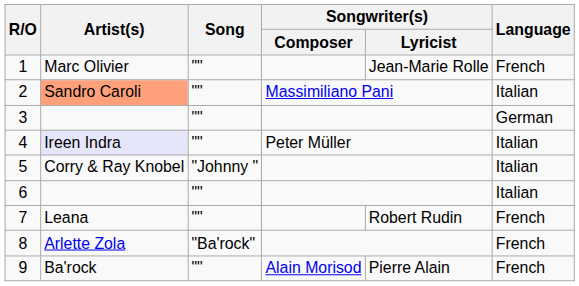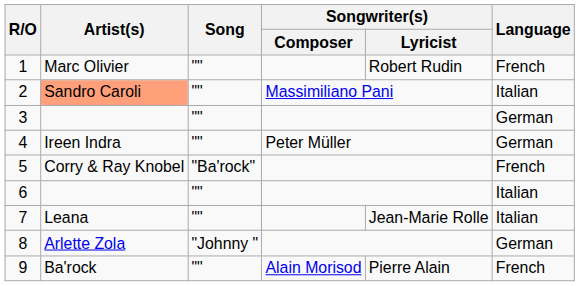(429, 67) Jean-Marie Rolle -> (415, 67) Robert Rudin
(83, 142) lavender background -> (83, 142) no background
(517, 142) Italian -> (524, 142) German
(225, 167) "Johnny " -> (223, 167) "Ba'rock"
(517, 167) Italian -> (520, 167) French
(415, 218) Robert Rudin -> (429, 218) Jean-Marie Rolle
(520, 218) French -> (517, 218) Italian
(223, 243) "Ba'rock" -> (225, 243) "Johnny "
(520, 243) French -> (524, 243) German
